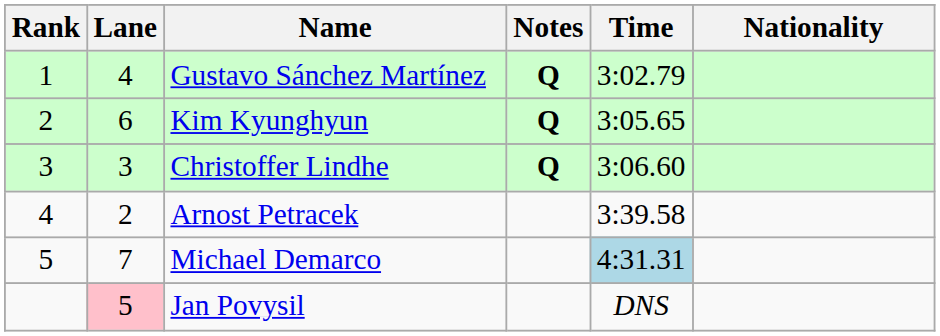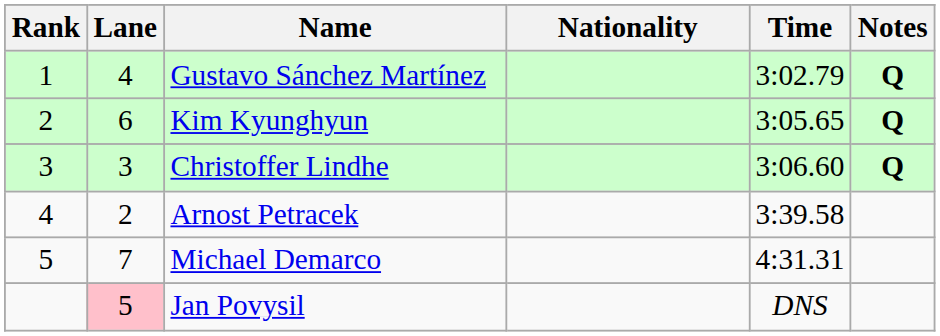columns swapped: (813, 27) <-> (548, 27)
(641, 259) lightblue background -> (800, 259) no background
